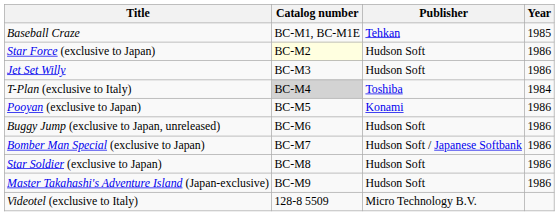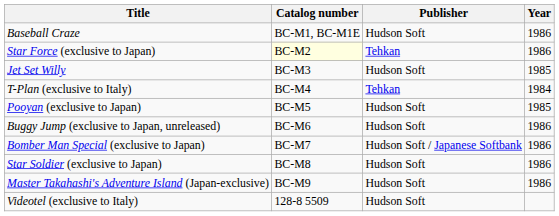(383, 32) Tehkan -> (395, 32) Hudson Soft
(539, 32) 1985 -> (539, 32) 1986
(395, 51) Hudson Soft -> (383, 51) Tehkan
(539, 70) 1986 -> (539, 70) 1985
(293, 88) lightgrey background -> (293, 88) no background
(384, 88) Toshiba -> (383, 88) Tehkan
(384, 107) Konami -> (395, 107) Hudson Soft
(539, 107) 1986 -> (539, 107) 1985
(421, 201) Micro Technology B.V. -> (395, 201) Hudson Soft
